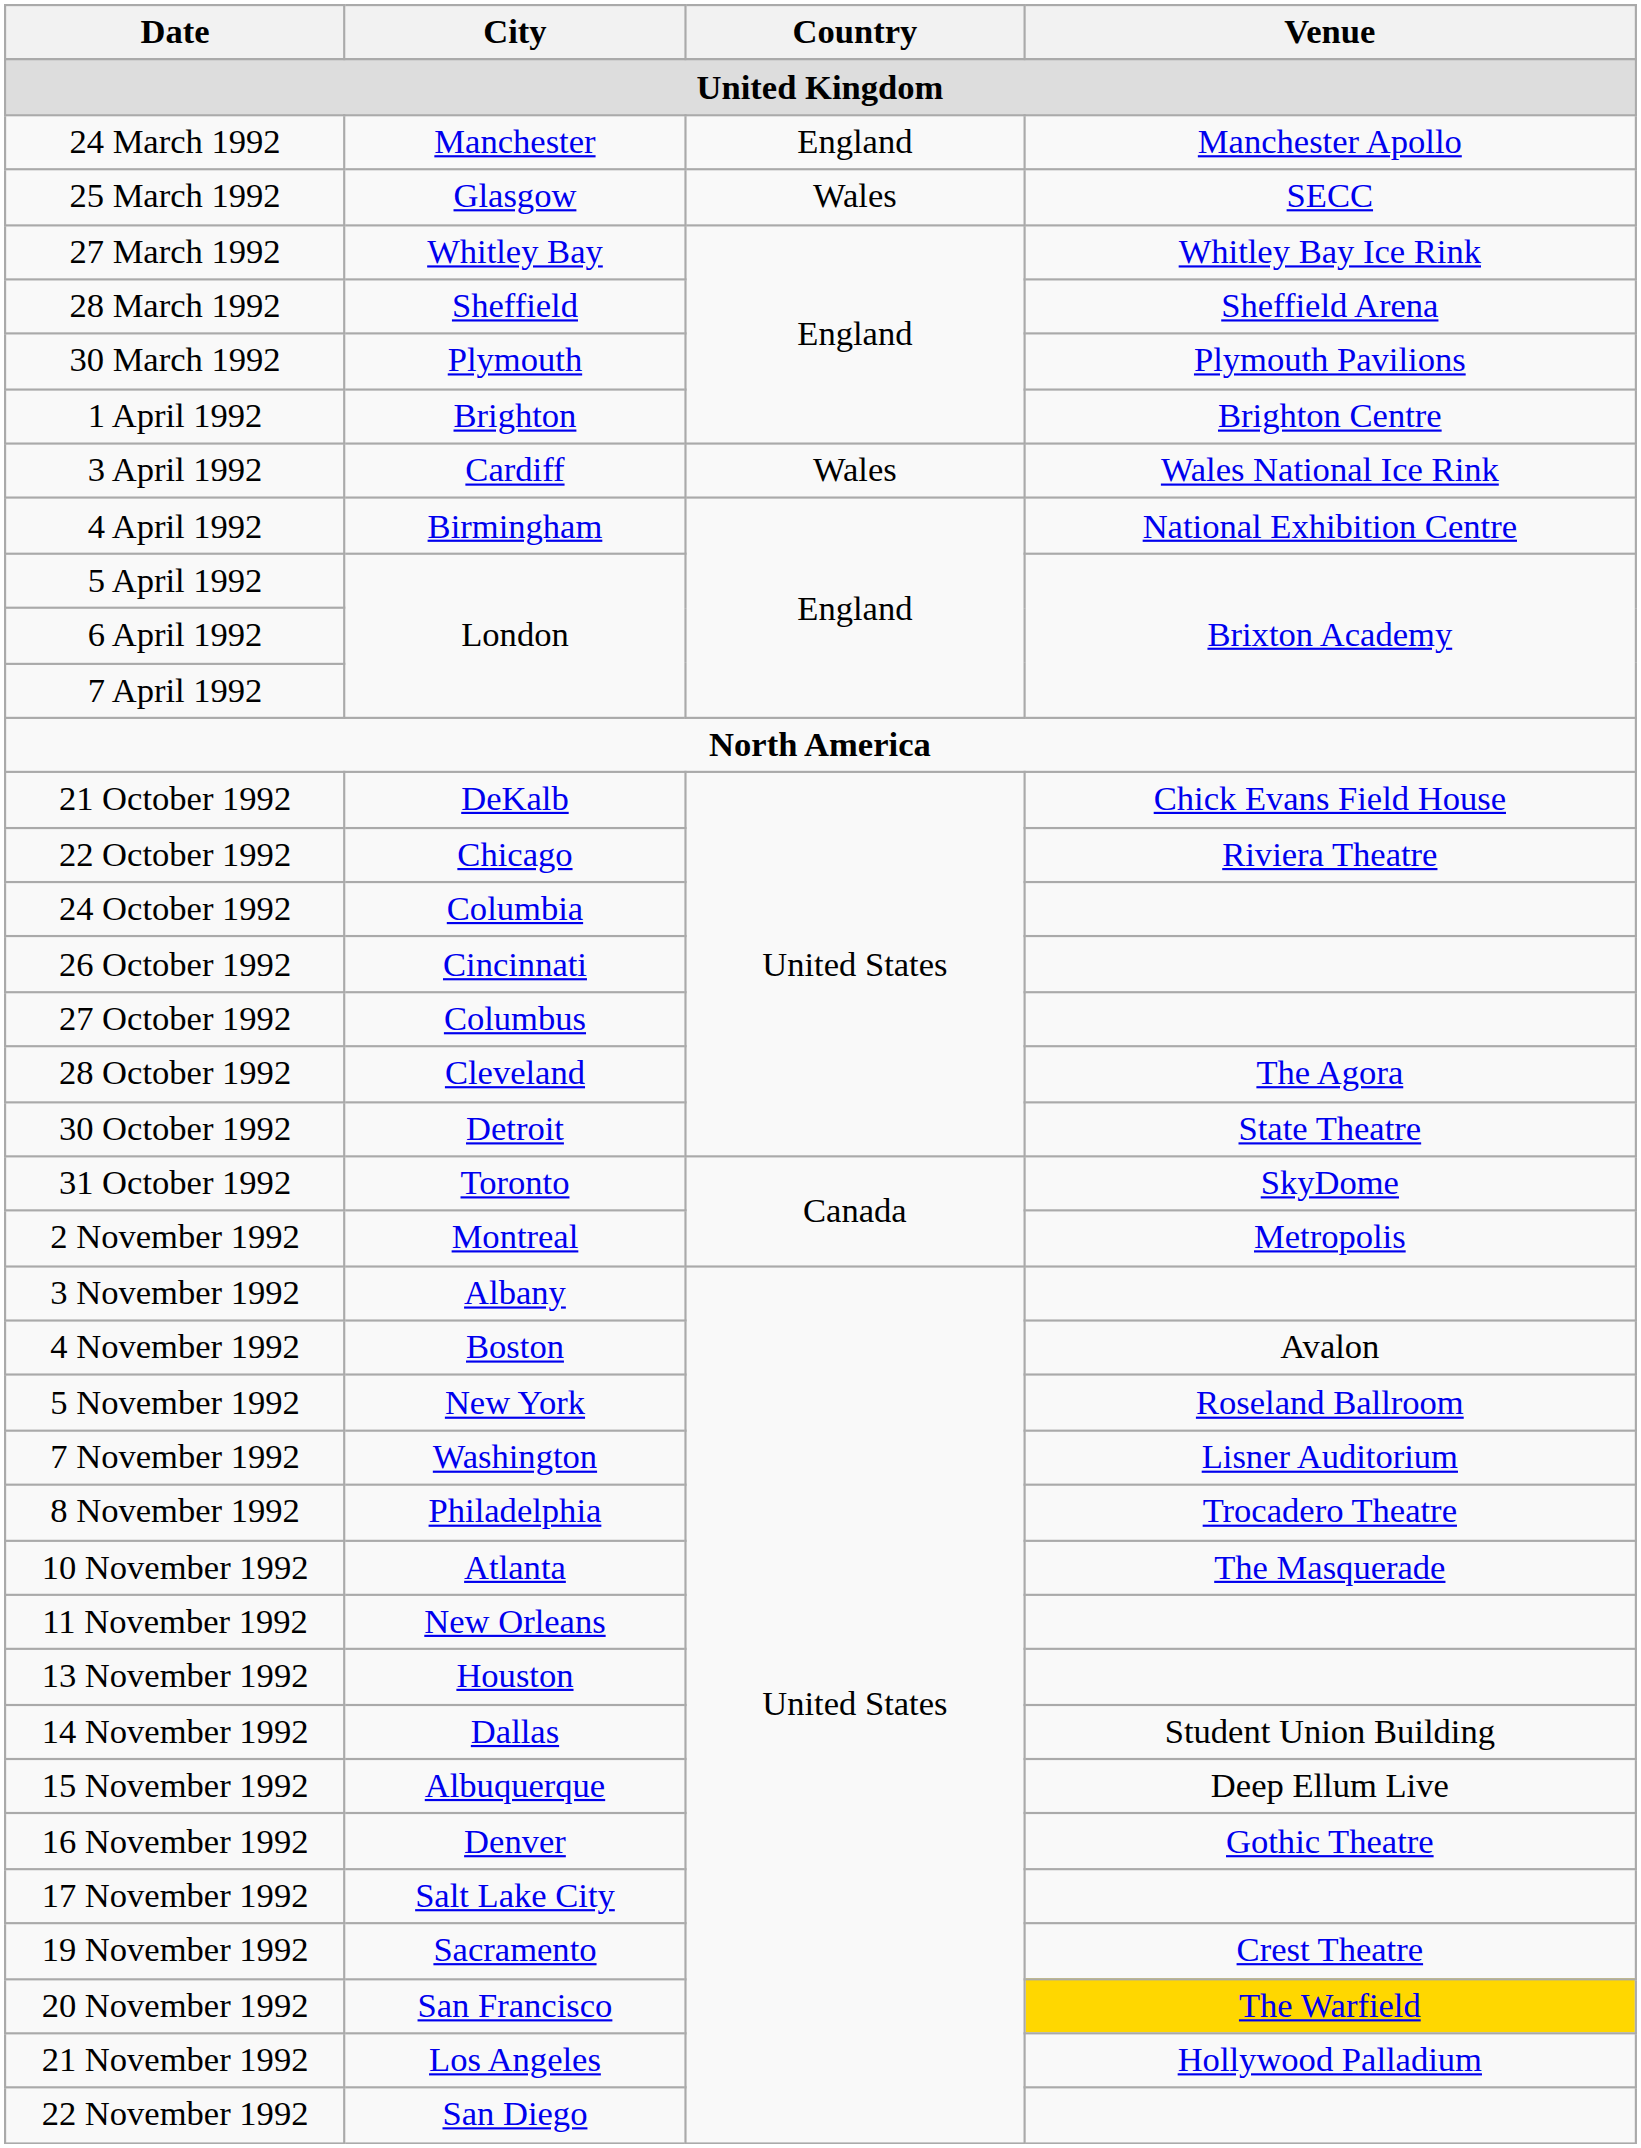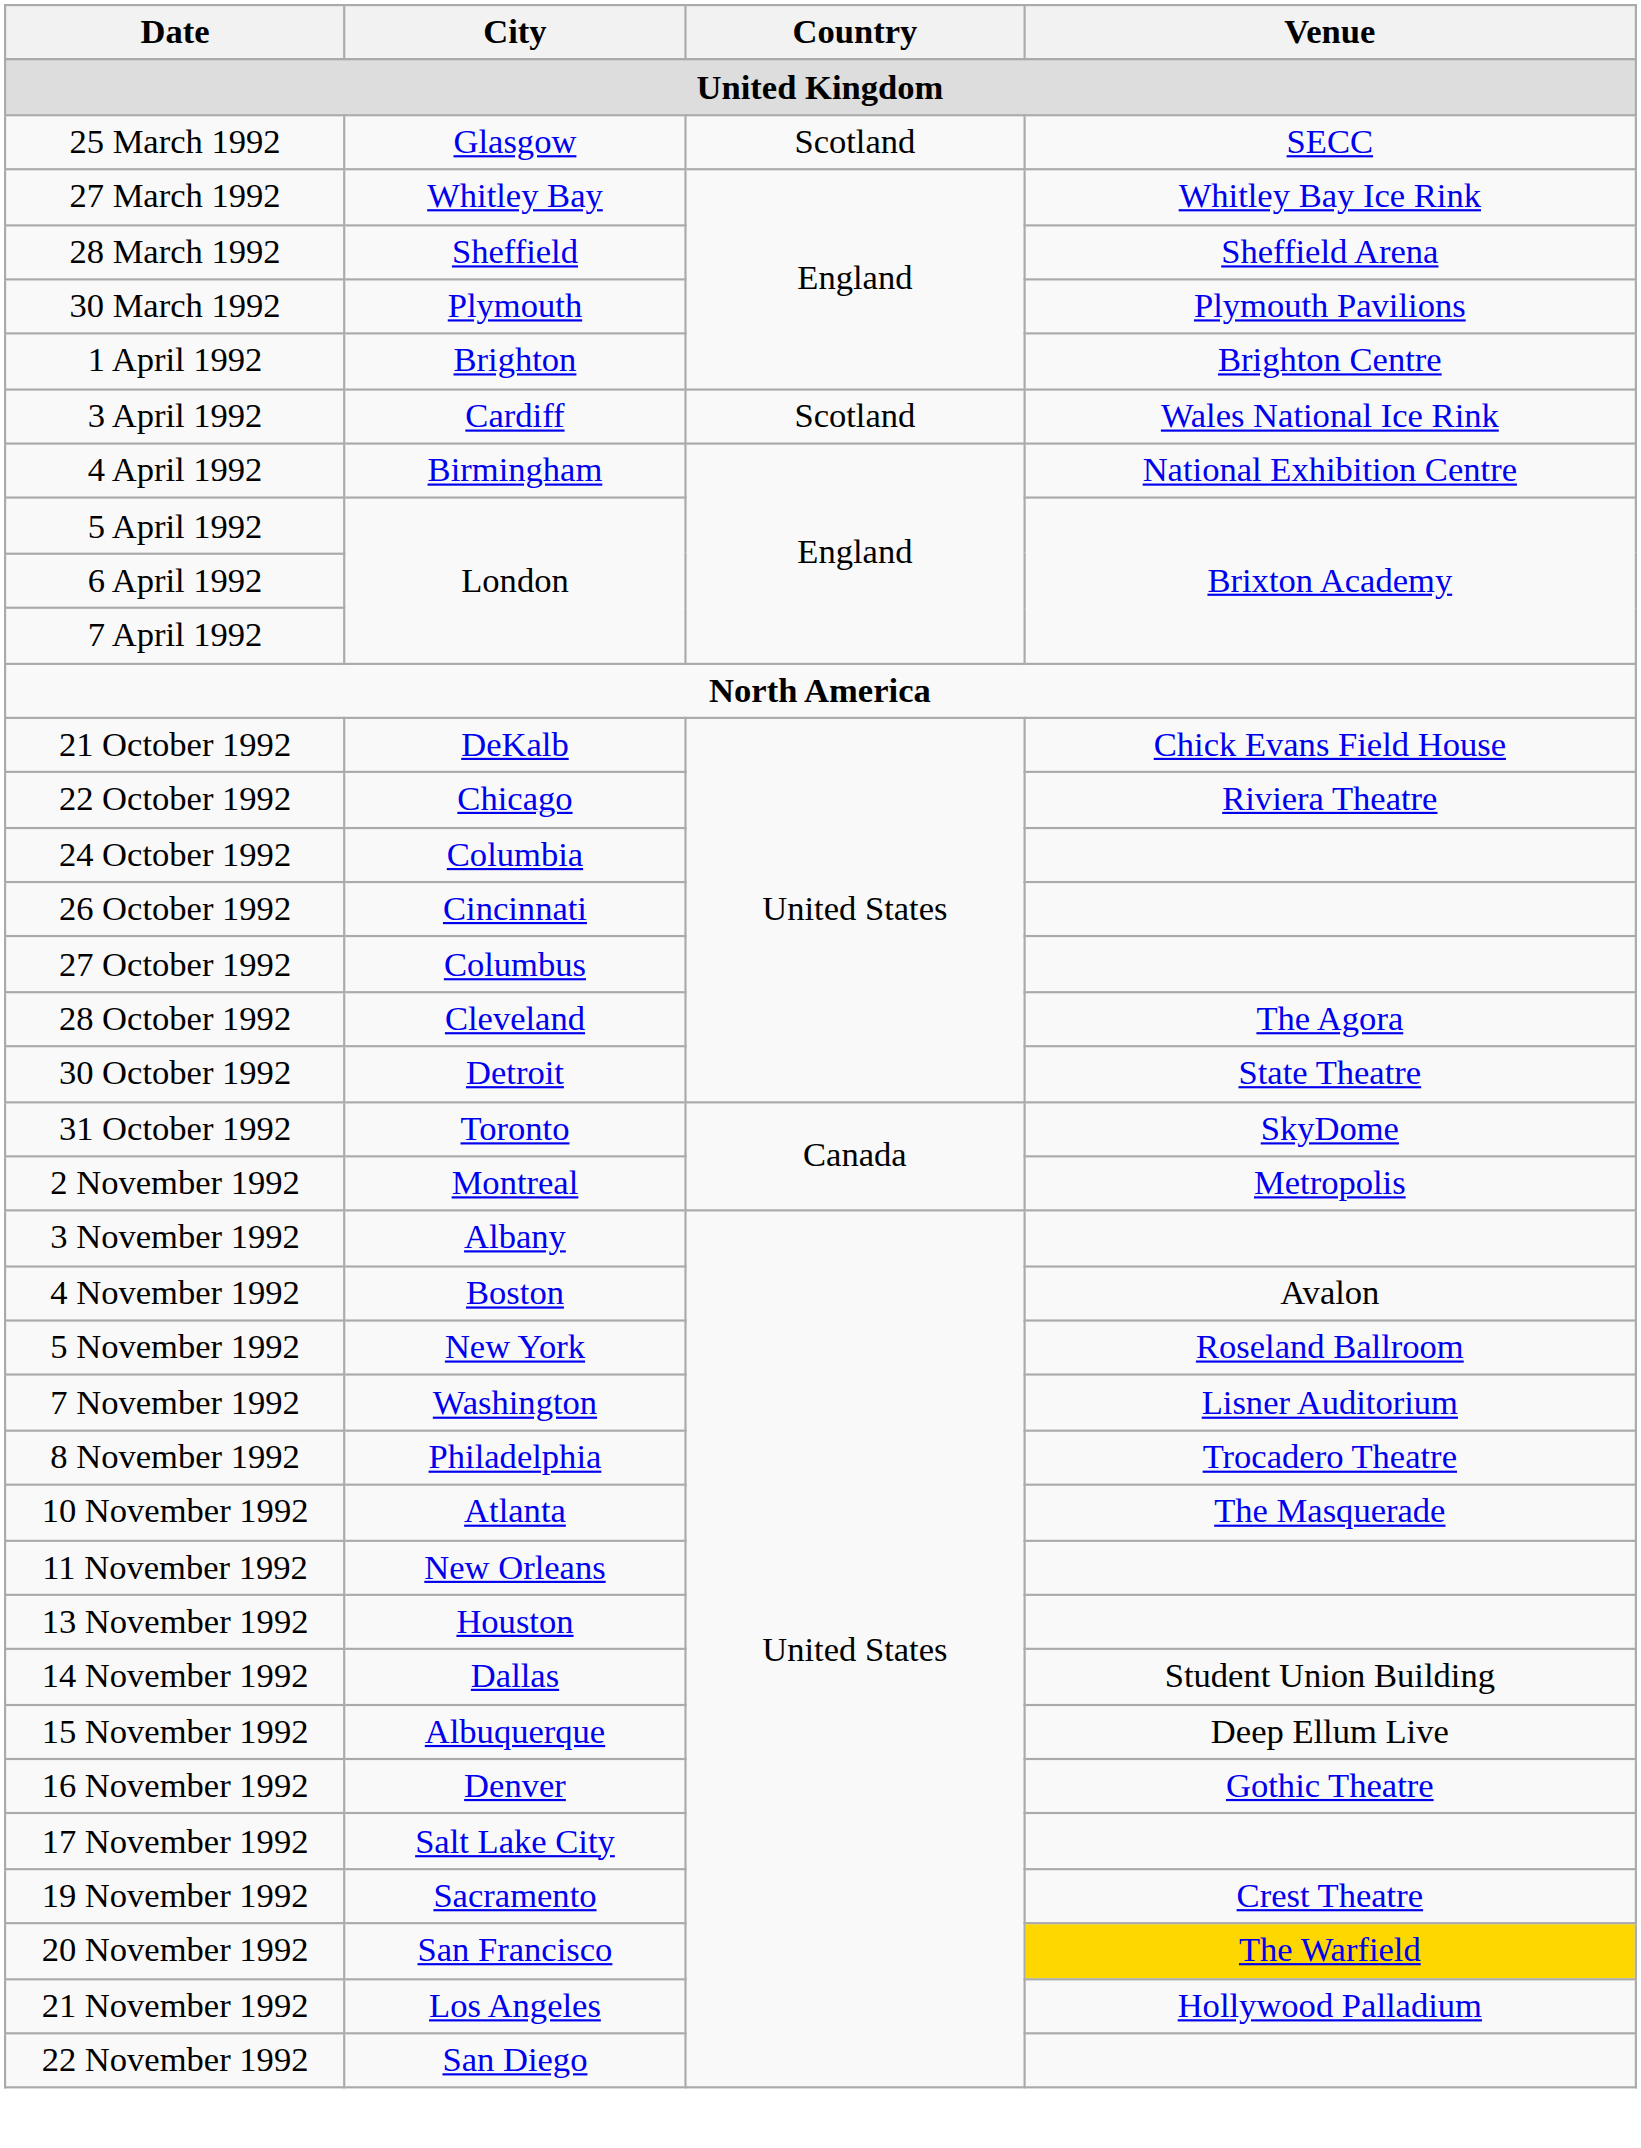- row: (175, 141)
(855, 196) Wales -> (855, 141) Scotland
(855, 470) Wales -> (855, 415) Scotland
